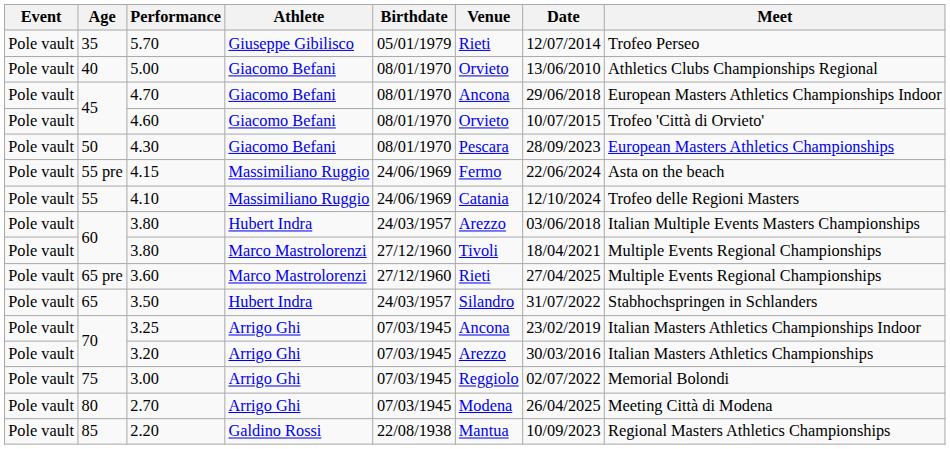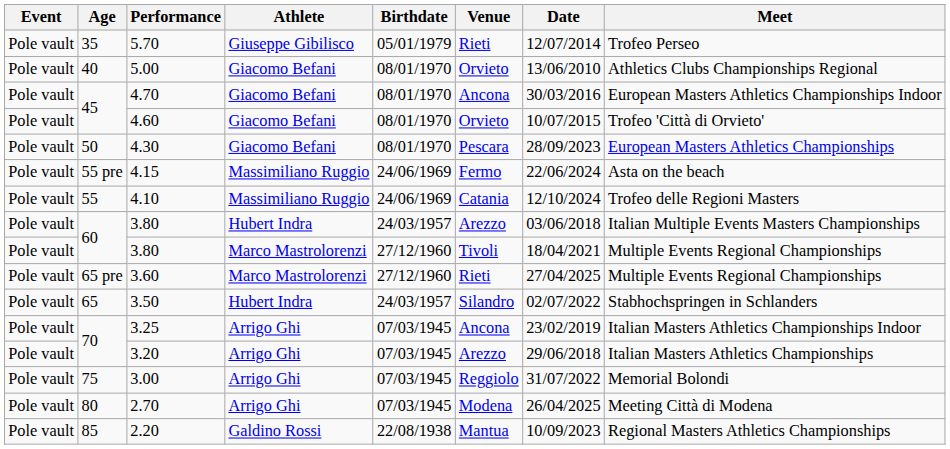(563, 95) 29/06/2018 -> (563, 95) 30/03/2016
(563, 302) 31/07/2022 -> (563, 302) 02/07/2022
(563, 353) 30/03/2016 -> (563, 353) 29/06/2018
(563, 379) 02/07/2022 -> (563, 379) 31/07/2022
